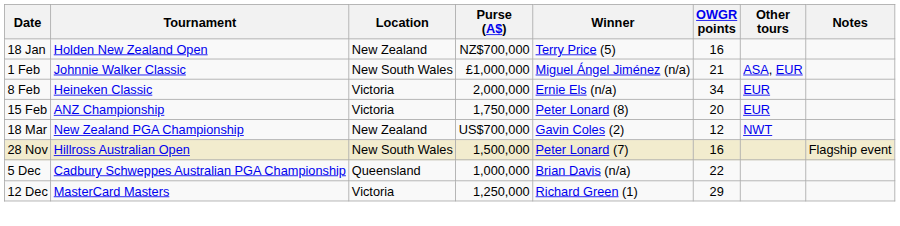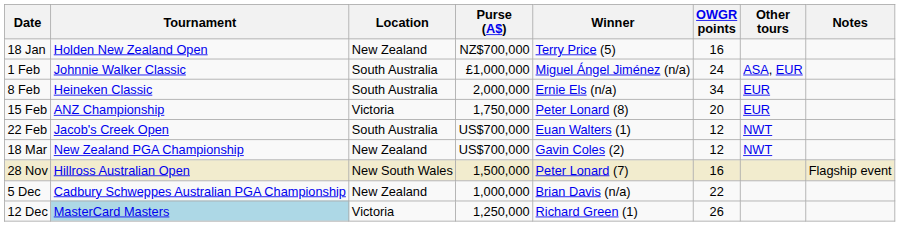(402, 69) New South Wales -> (395, 69) South Australia
(717, 69) 21 -> (717, 69) 24
(373, 90) Victoria -> (395, 90) South Australia
+ row: (27, 130)
(386, 170) Queensland -> (389, 191) New Zealand
(112, 191) no background -> (112, 211) lightblue background
(717, 191) 29 -> (717, 211) 26
